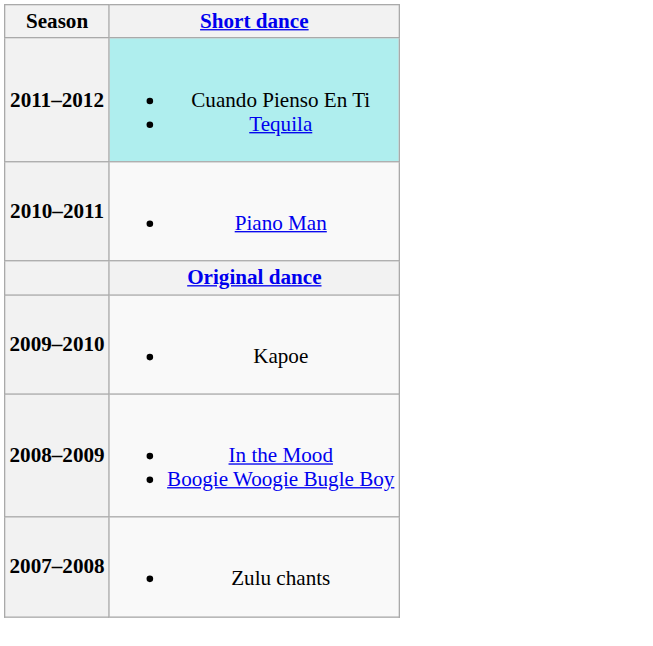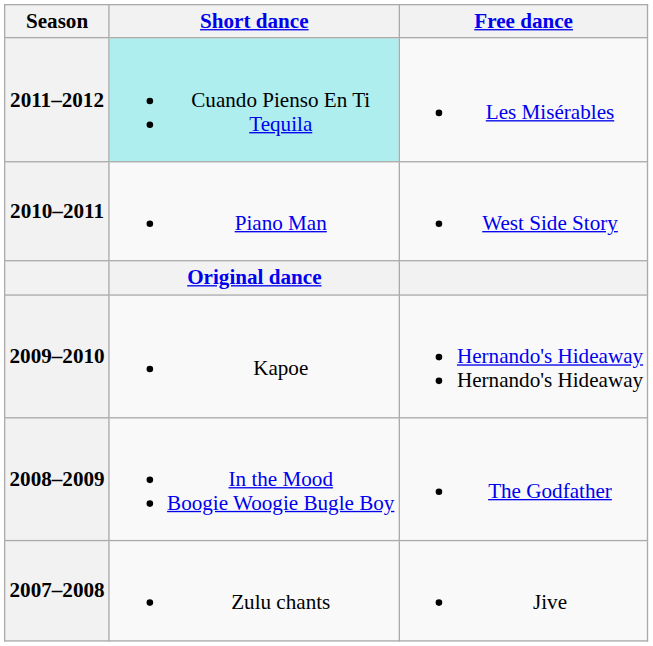+ column: (524, 21)
